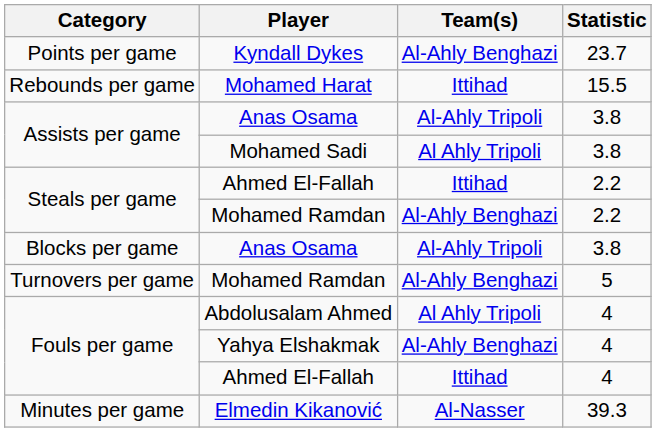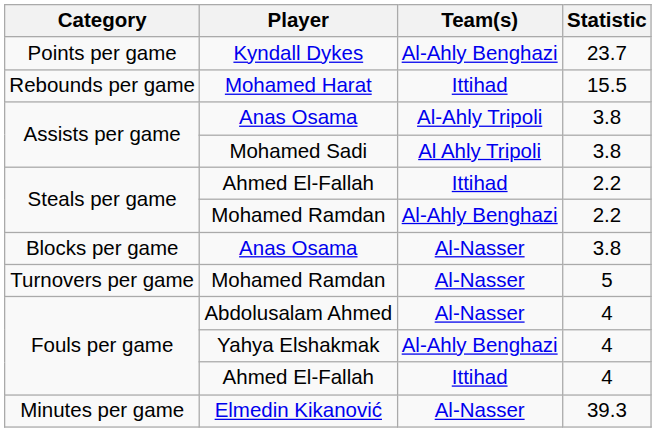(480, 248) Al-Ahly Tripoli -> (480, 248) Al-Nasser
(480, 280) Al-Ahly Benghazi -> (480, 280) Al-Nasser
(480, 313) Al Ahly Tripoli -> (480, 313) Al-Nasser
